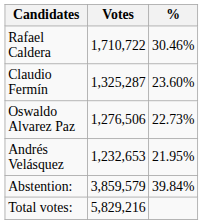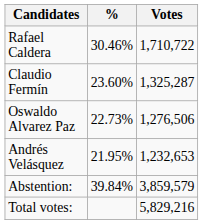columns swapped: (118, 15) <-> (173, 15)
